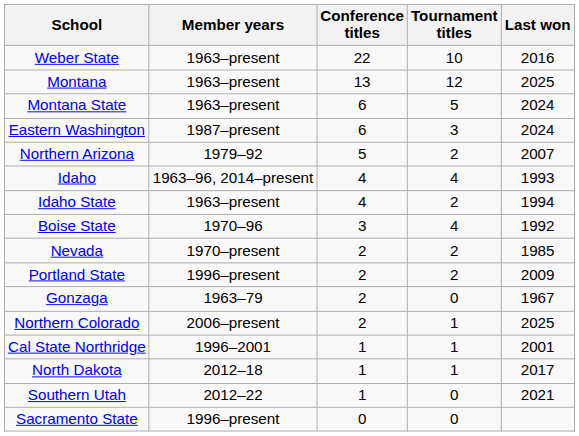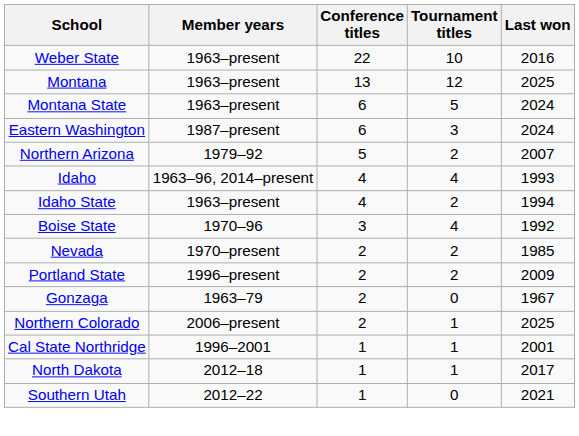- row: (77, 419)
